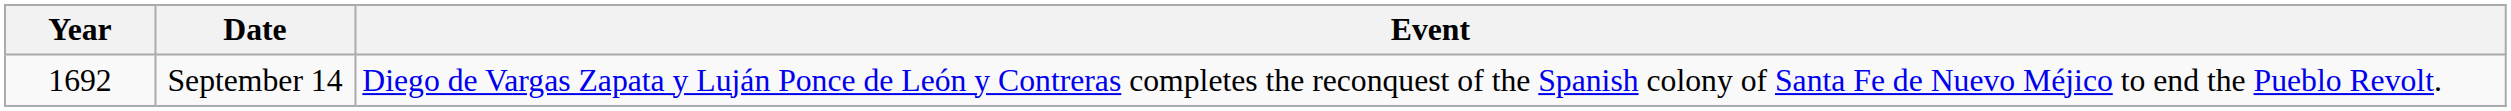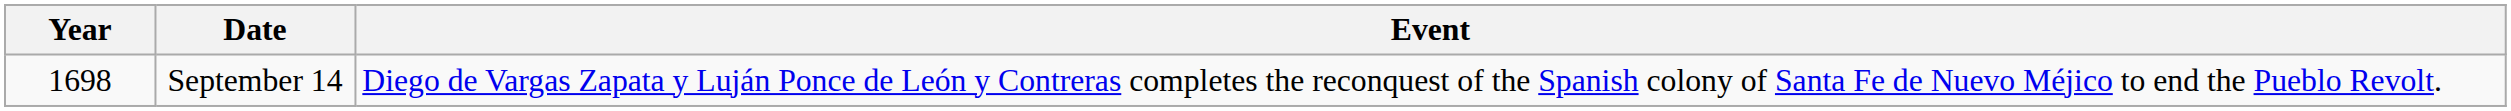(80, 79) 1692 -> (80, 79) 1698
